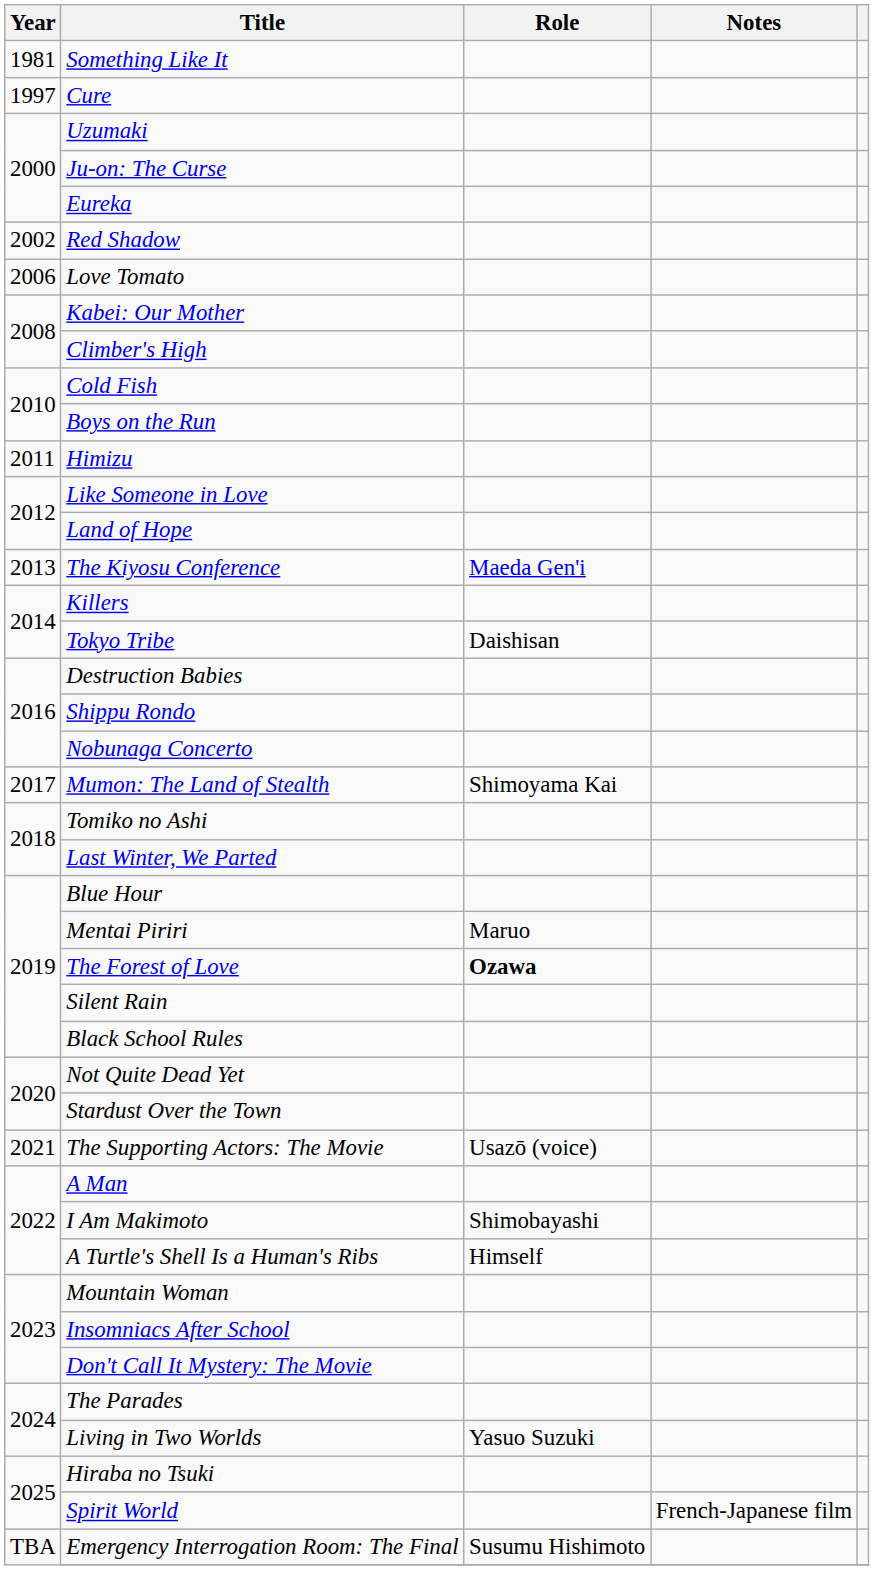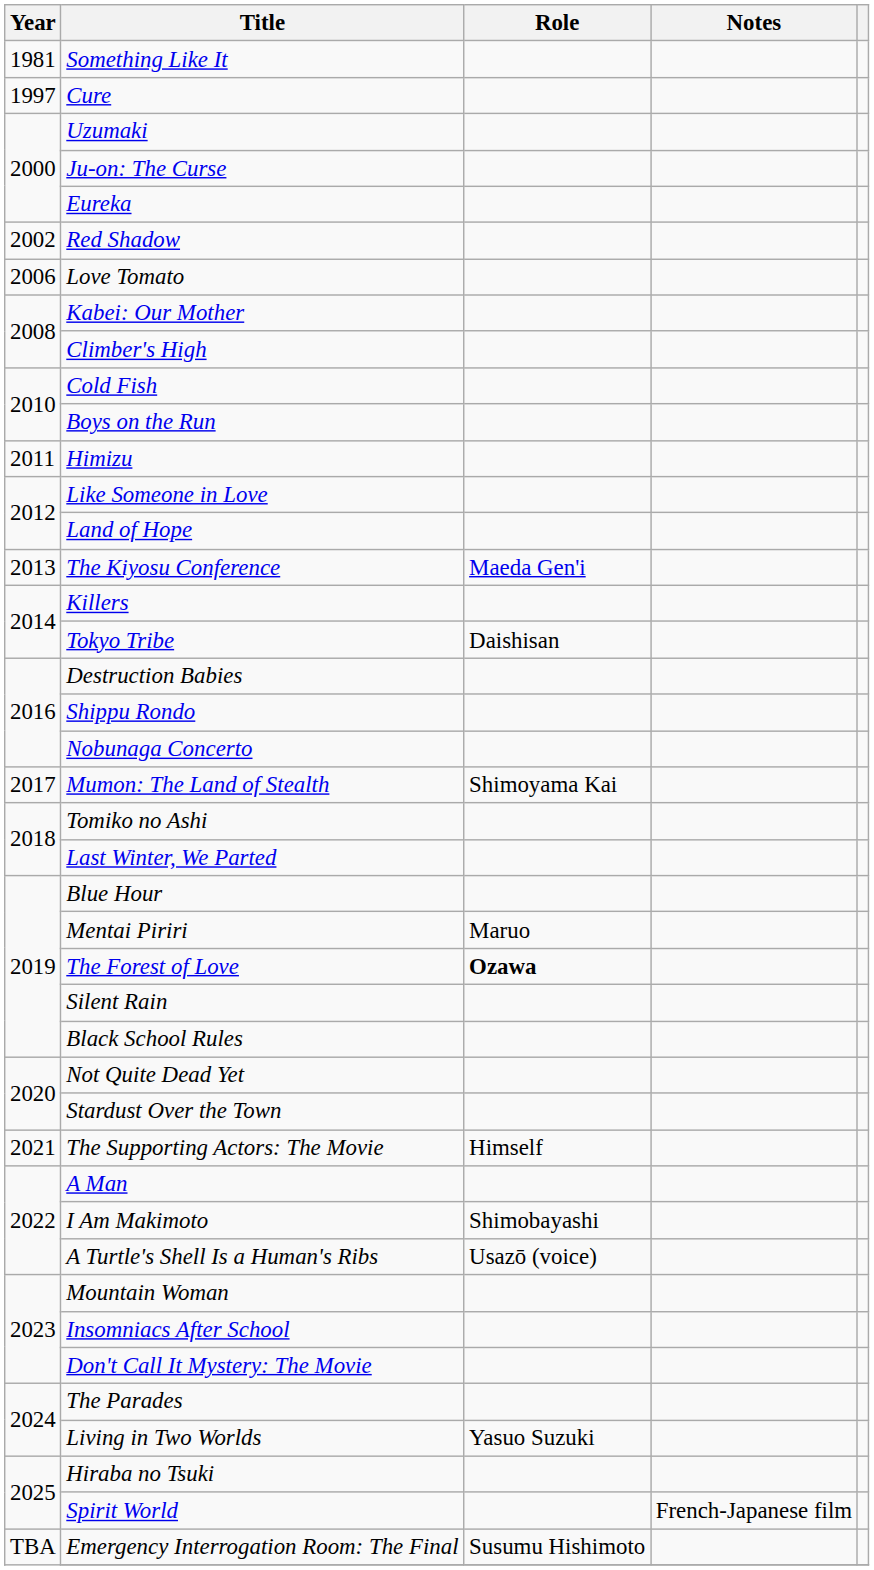(533, 1147) Usazō (voice) -> (506, 1147) Himself
(506, 1256) Himself -> (533, 1256) Usazō (voice)
